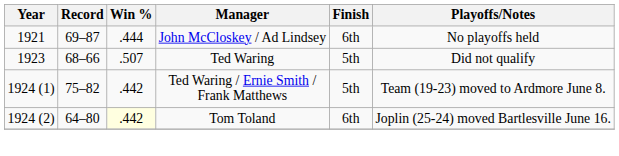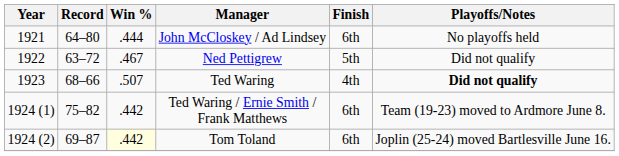(82, 37) 69–87 -> (82, 37) 64–80
+ row: (242, 59)
(351, 59) 5th -> (351, 80) 4th
(493, 59) normal -> (493, 80) bold
(351, 88) 5th -> (351, 110) 6th
(82, 118) 64–80 -> (82, 140) 69–87
